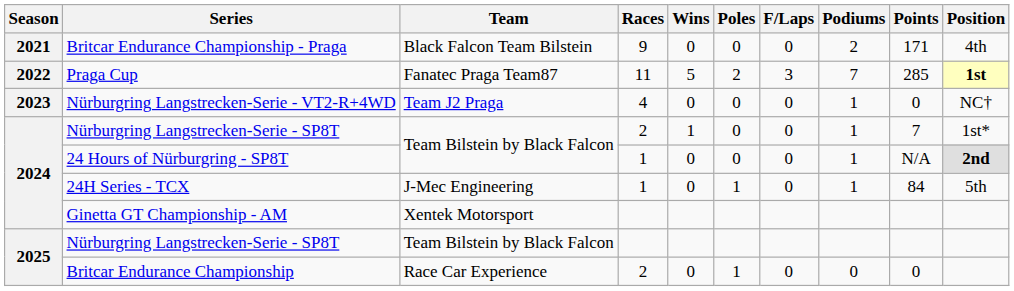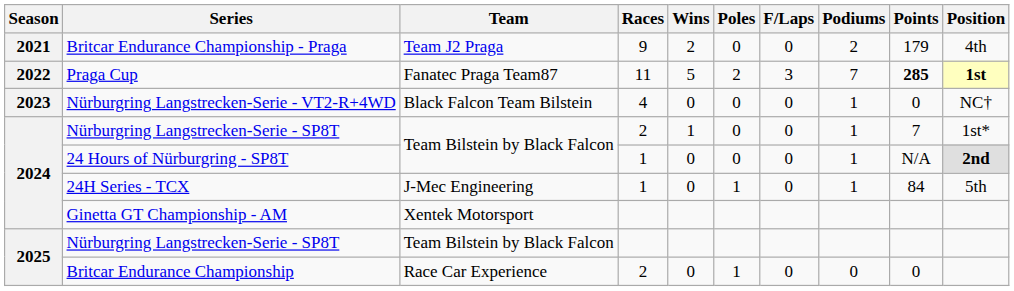(498, 46) Black Falcon Team Bilstein -> (454, 46) Team J2 Praga
(691, 46) 0 -> (691, 46) 2
(916, 46) 171 -> (916, 46) 179
(916, 74) normal -> (916, 74) bold
(454, 102) Team J2 Praga -> (498, 102) Black Falcon Team Bilstein
